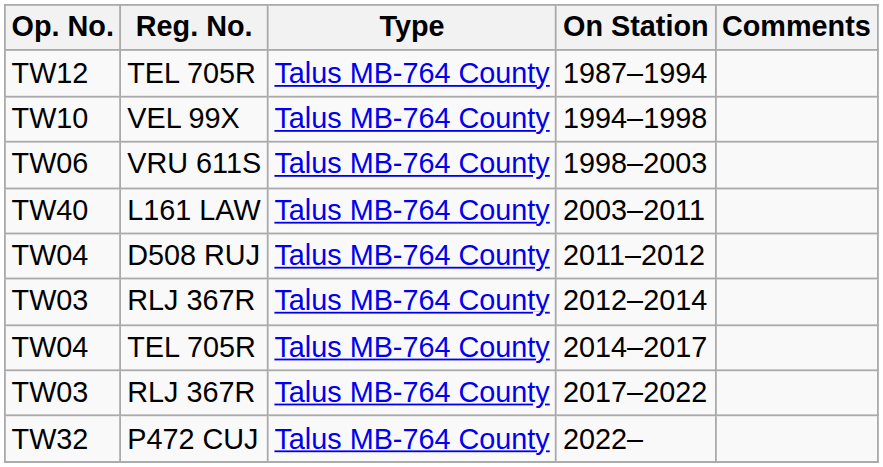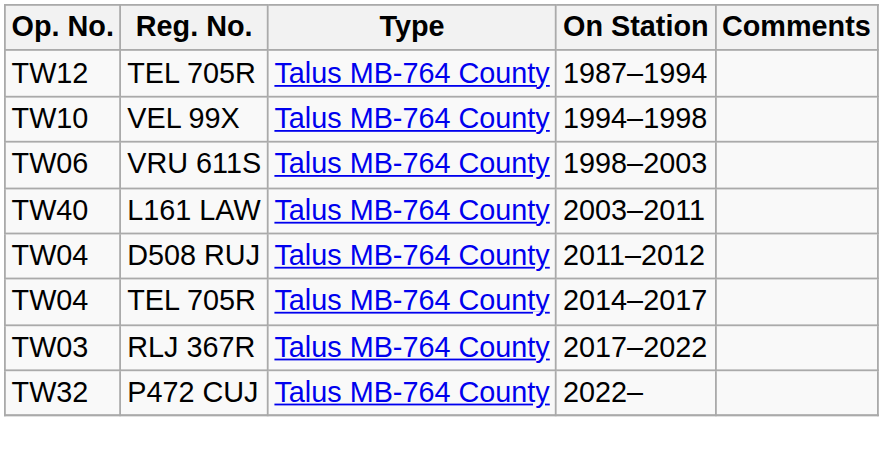- row: (635, 301)
